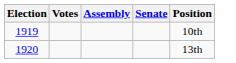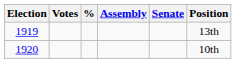+ column: (89, 13)
(192, 31) 10th -> (209, 31) 13th
(192, 49) 13th -> (209, 49) 10th
